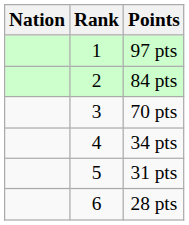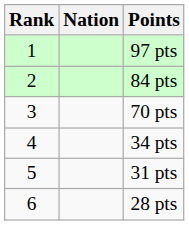columns swapped: (97, 19) <-> (37, 19)
